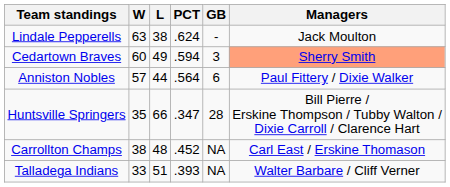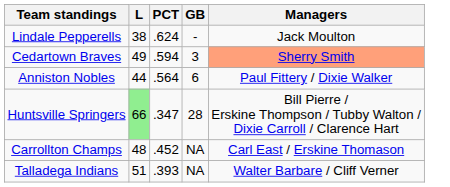- column: (139, 15)
(160, 114) no background -> (139, 114) lightgreen background
